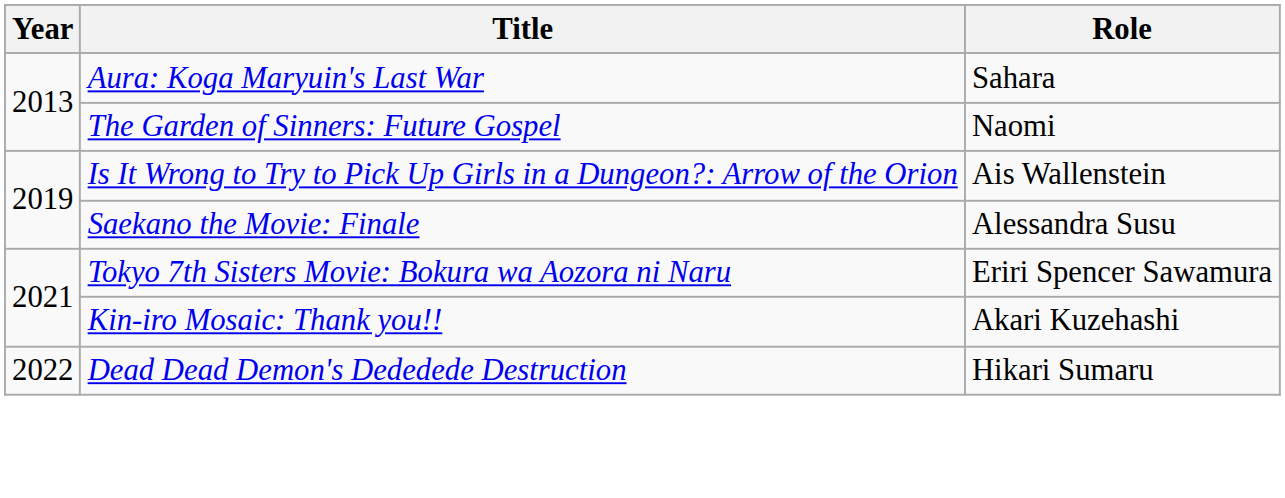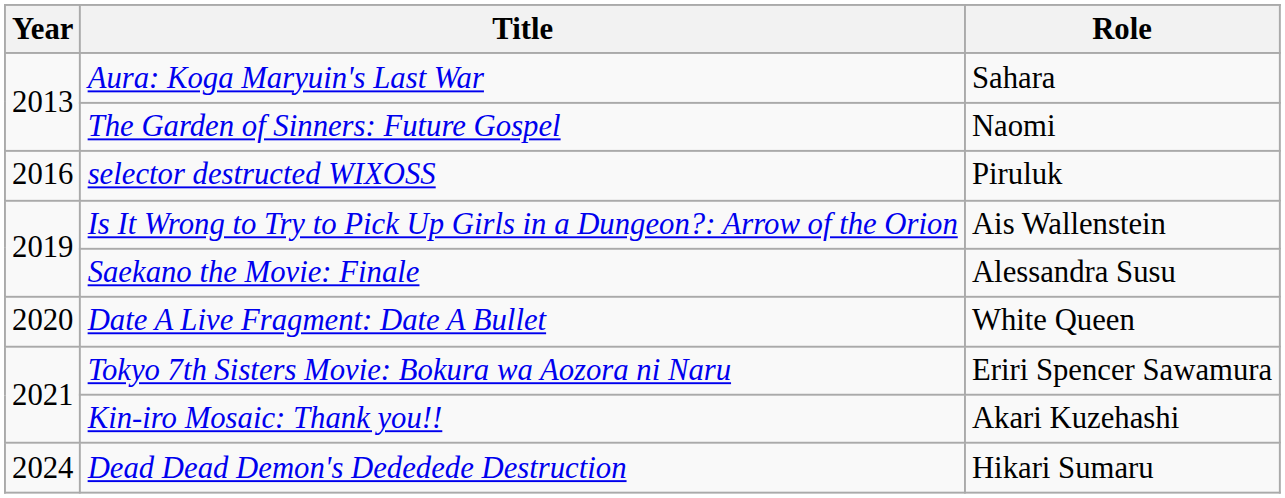+ row: (262, 175)
+ row: (317, 321)
(43, 369) 2022 -> (43, 467) 2024
